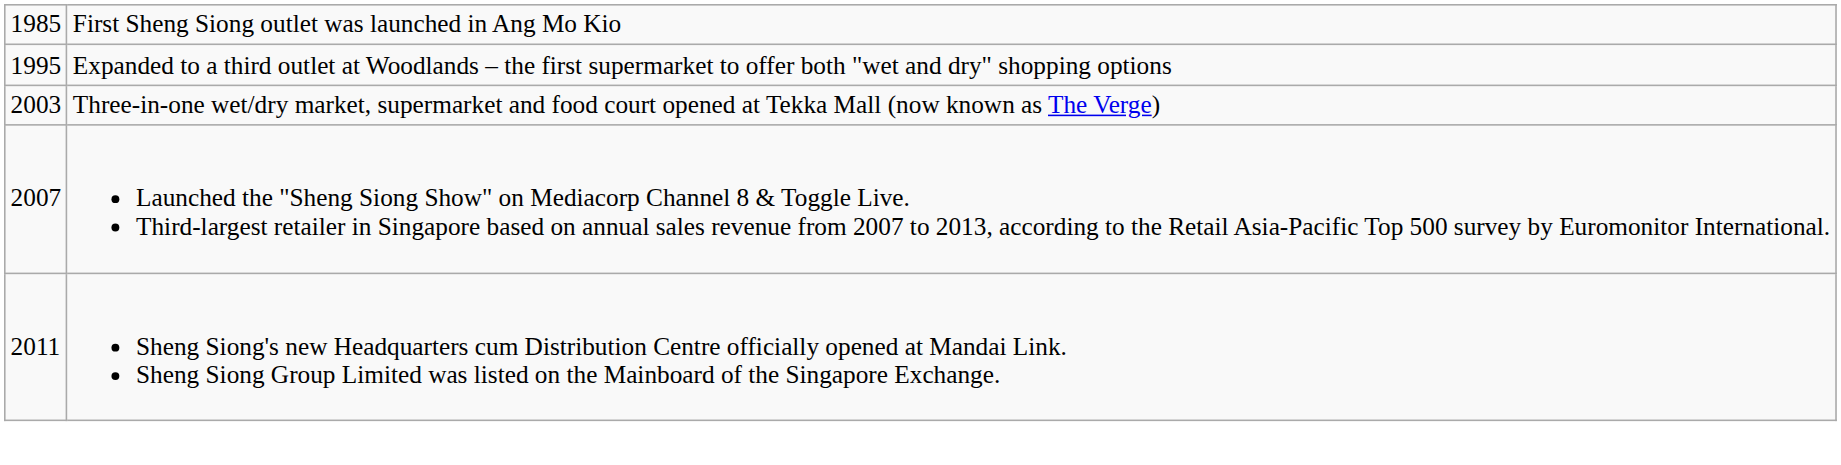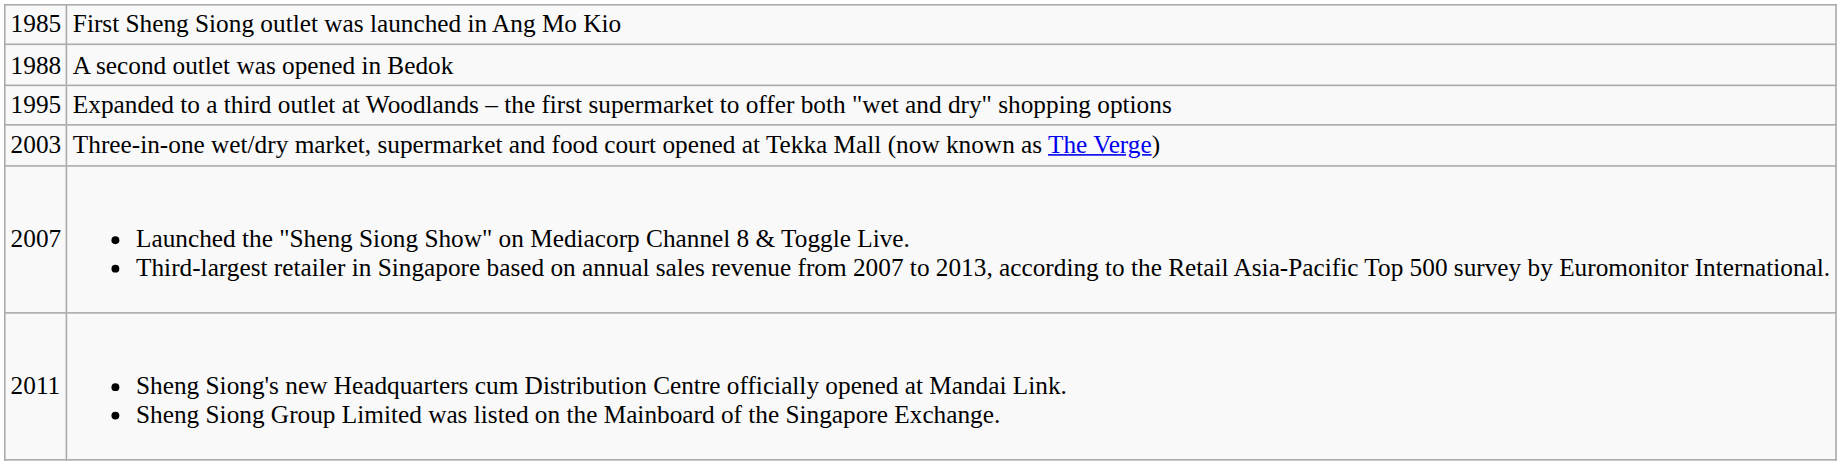+ row: (263, 64)
